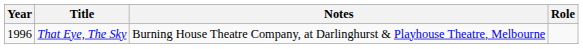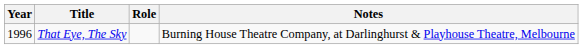columns swapped: (563, 14) <-> (339, 14)
